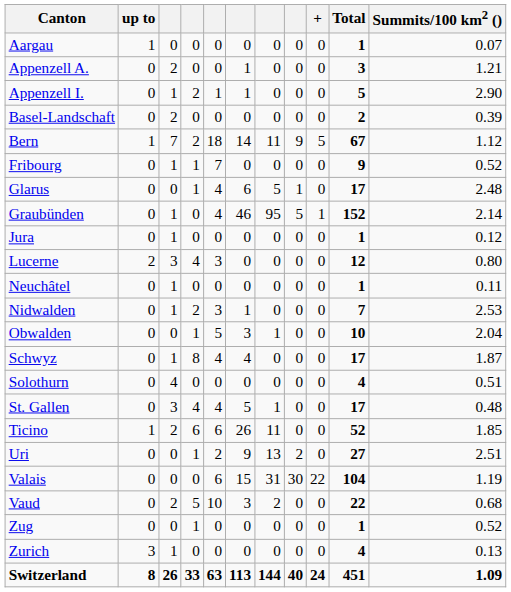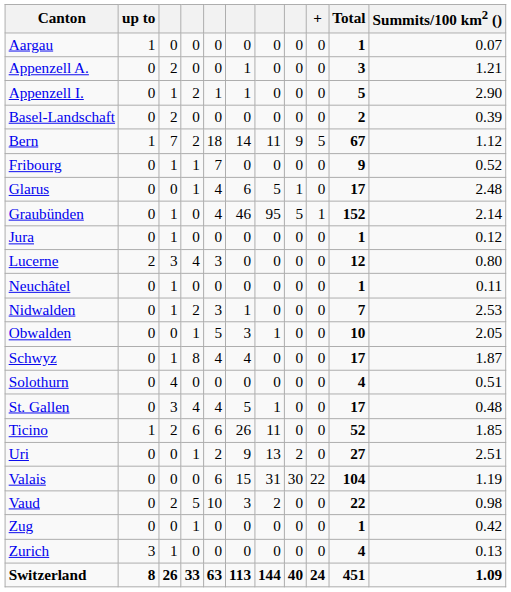(489, 334) 2.04 -> (489, 334) 2.05
(489, 502) 0.68 -> (489, 502) 0.98
(489, 526) 0.52 -> (489, 526) 0.42
